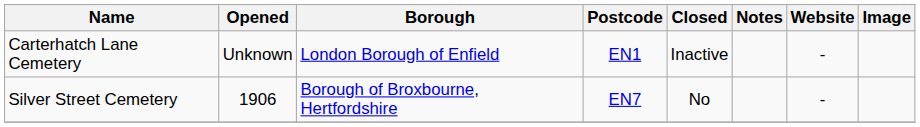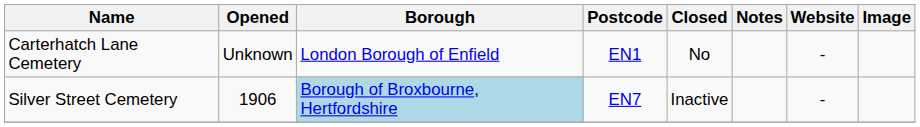(699, 53) Inactive -> (699, 53) No
(390, 99) no background -> (390, 99) lightblue background
(699, 99) No -> (699, 99) Inactive
